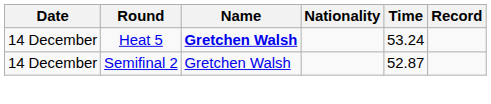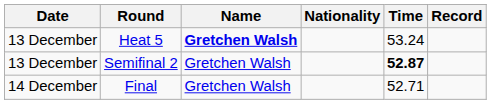(53, 39) 14 December -> (53, 39) 13 December
(53, 63) 14 December -> (53, 63) 13 December
(406, 63) normal -> (406, 63) bold
+ row: (141, 87)
